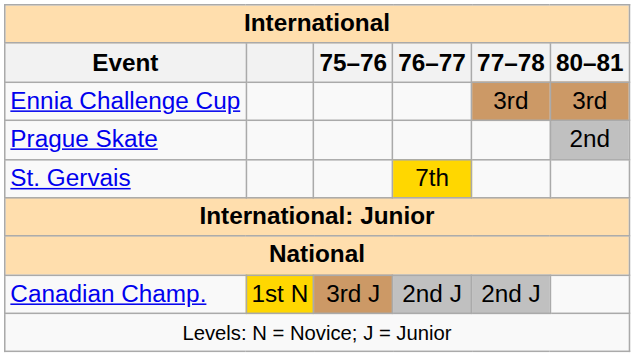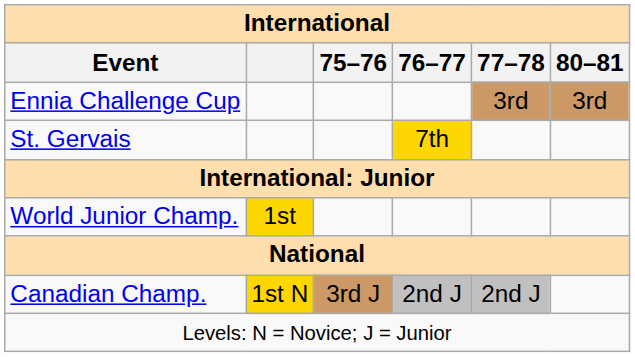- row: (84, 139)
+ row: (124, 216)
